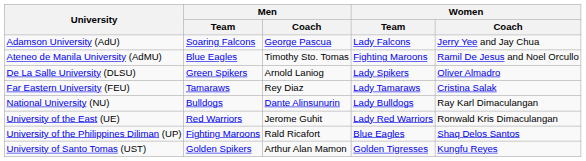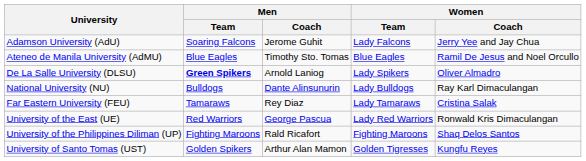(298, 42) George Pascua -> (293, 42) Jerome Guhit
(390, 57) Fighting Maroons -> (379, 57) Blue Eagles
(217, 73) normal -> (218, 73) bold
rows swapped: (68, 88) <-> (58, 103)
(293, 118) Jerome Guhit -> (298, 118) George Pascua
(379, 133) Blue Eagles -> (390, 133) Fighting Maroons
